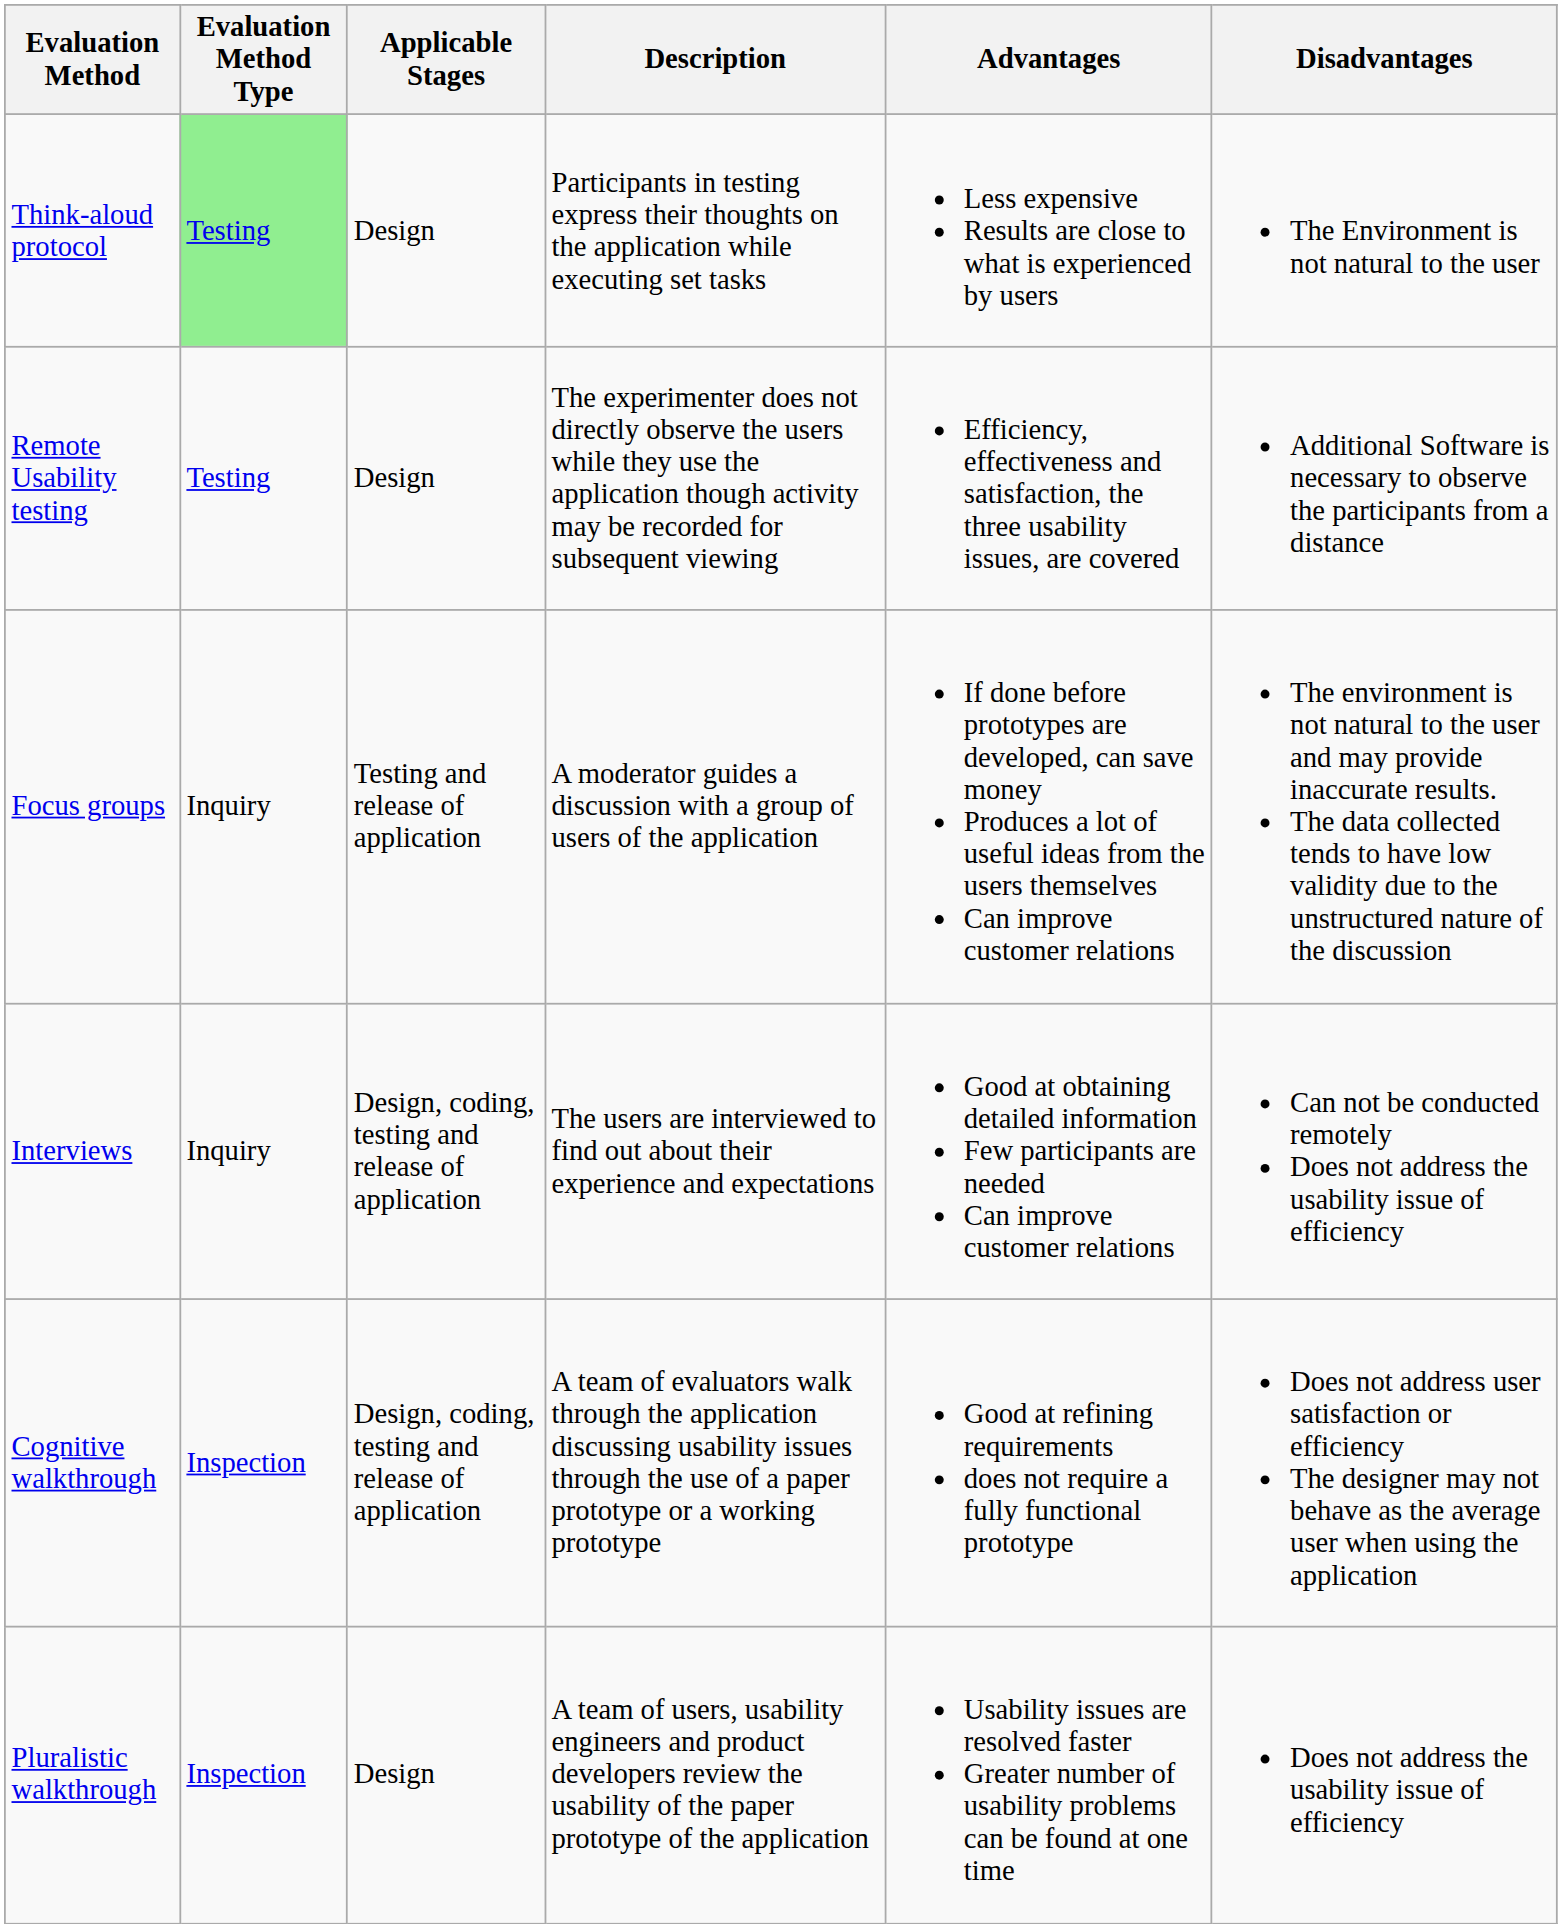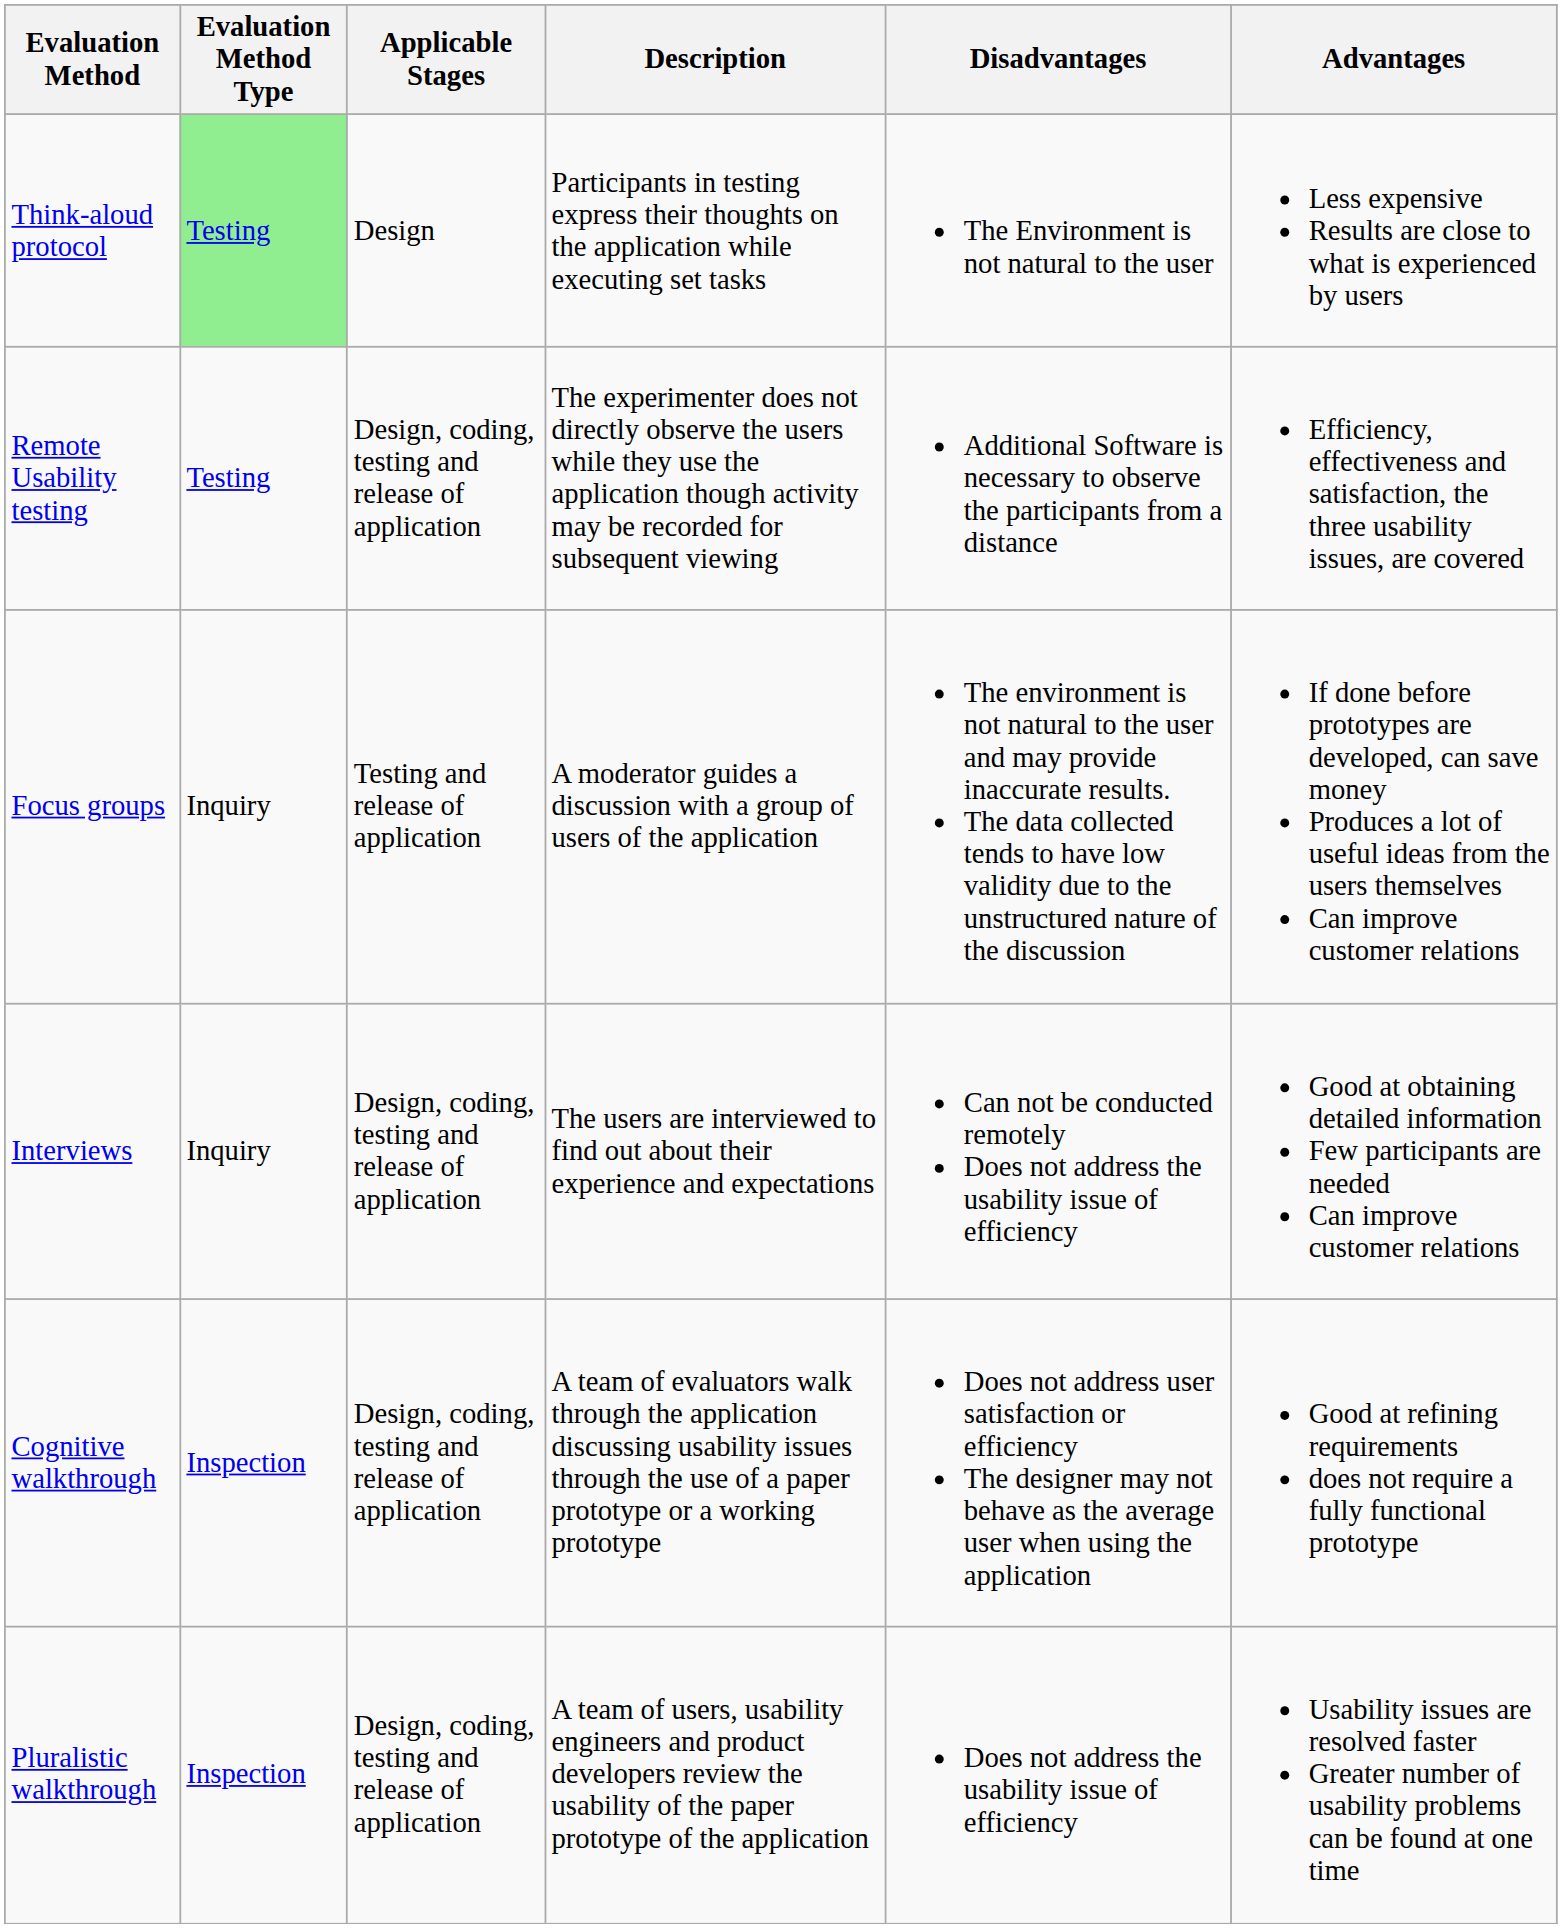columns swapped: (1049, 59) <-> (1384, 59)
(394, 477) Design -> (444, 477) Design, coding, testing and release of application
(394, 1774) Design -> (444, 1774) Design, coding, testing and release of application
